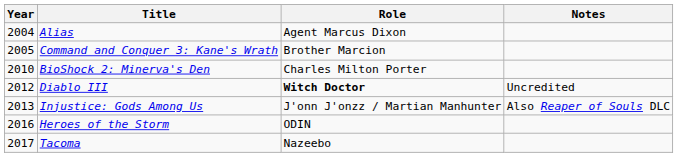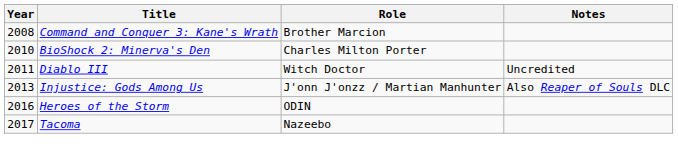- row: (57, 32)
(21, 51) 2005 -> (21, 32) 2008
(21, 87) 2012 -> (21, 69) 2011
(324, 87) bold -> (324, 69) normal
